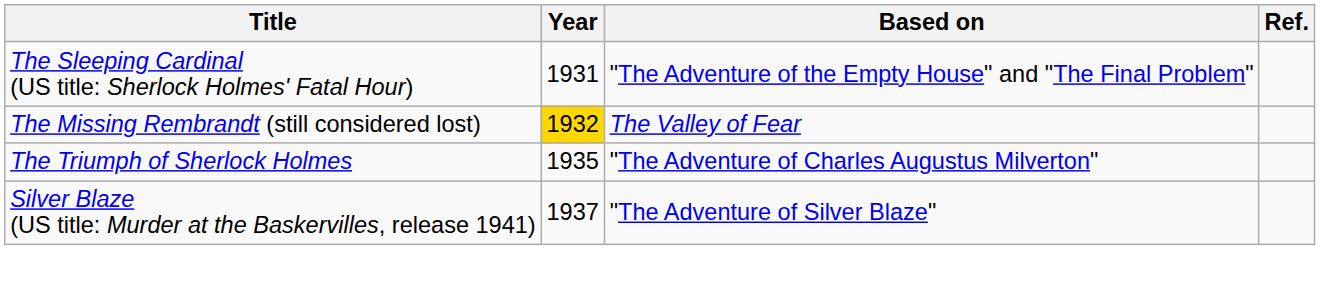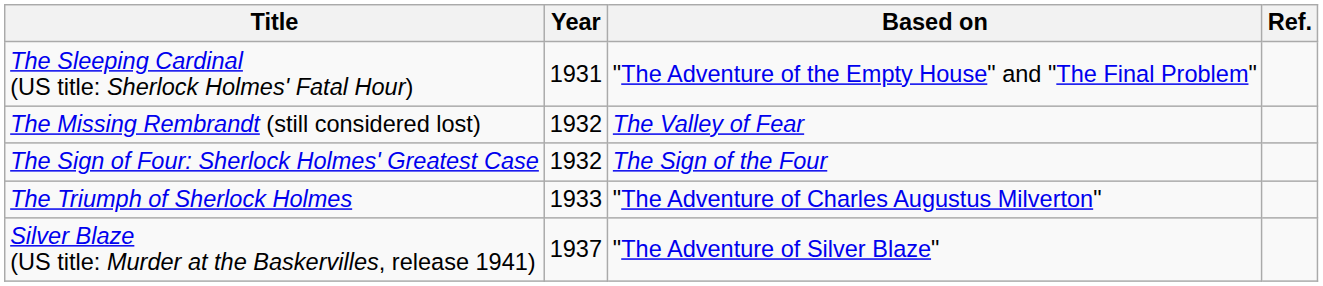(573, 124) gold background -> (576, 124) no background
+ row: (275, 161)
(573, 161) 1935 -> (576, 198) 1933
